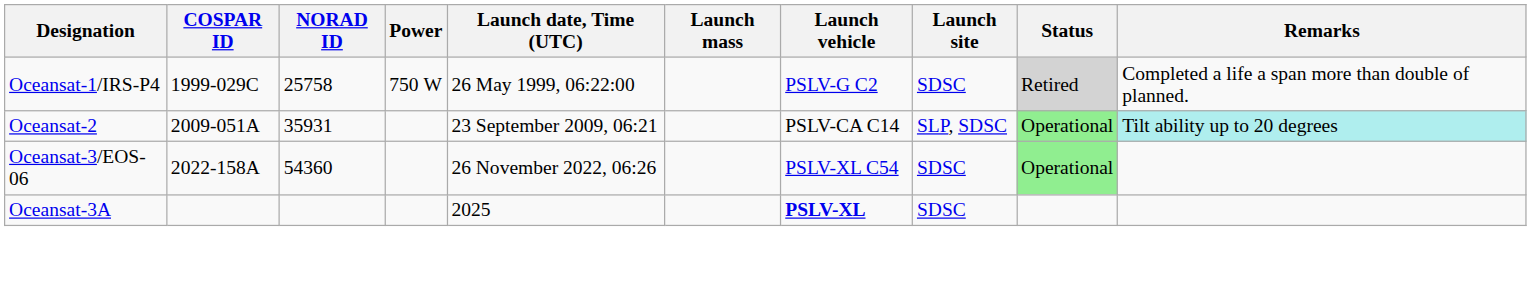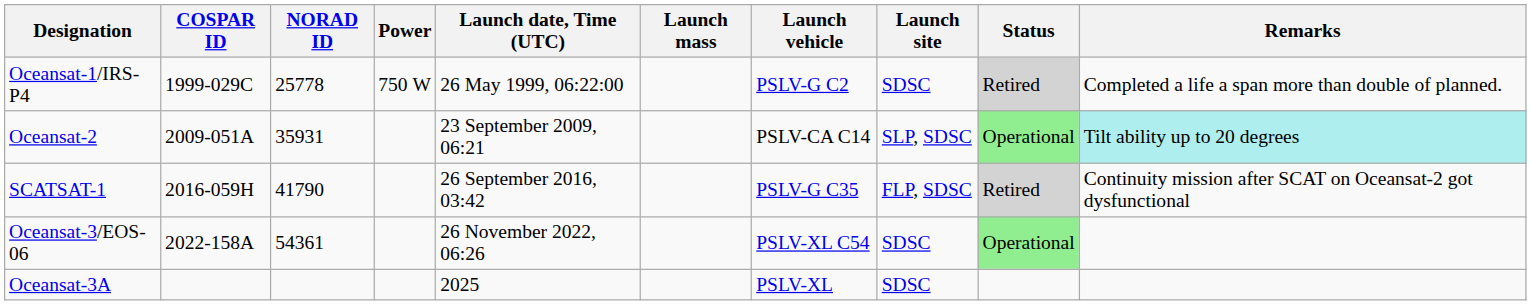(308, 83) 25758 -> (300, 83) 25778
+ row: (58, 189)
(308, 167) 54360 -> (300, 242) 54361
(825, 209) bold -> (795, 284) normal
